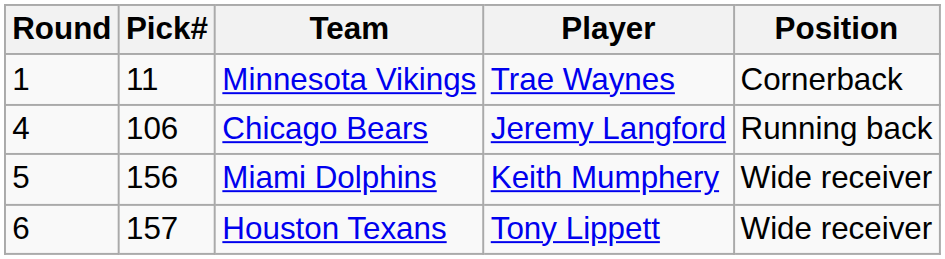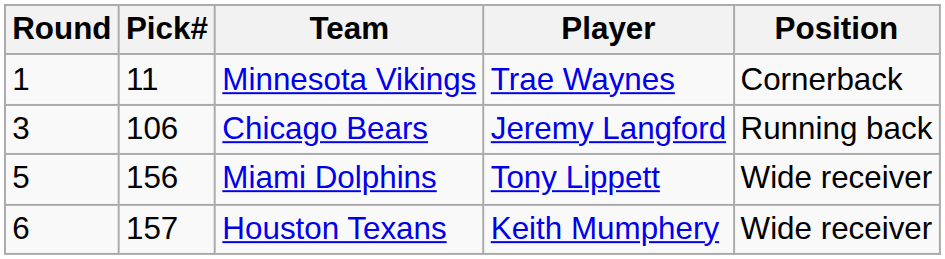(21, 128) 4 -> (21, 128) 3
(605, 178) Keith Mumphery -> (575, 178) Tony Lippett
(575, 228) Tony Lippett -> (605, 228) Keith Mumphery
